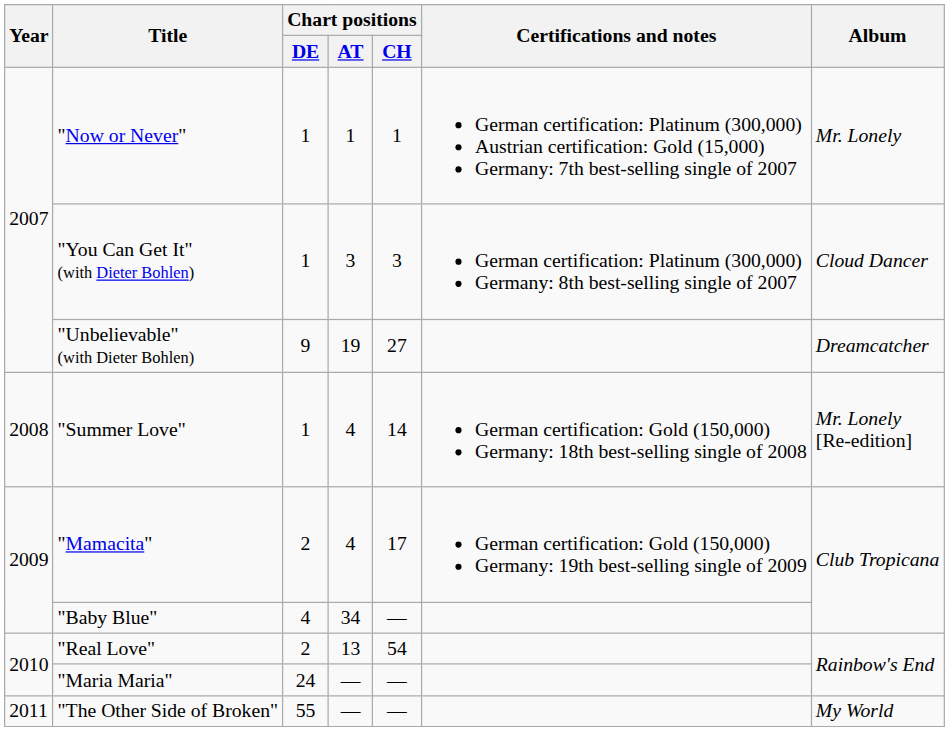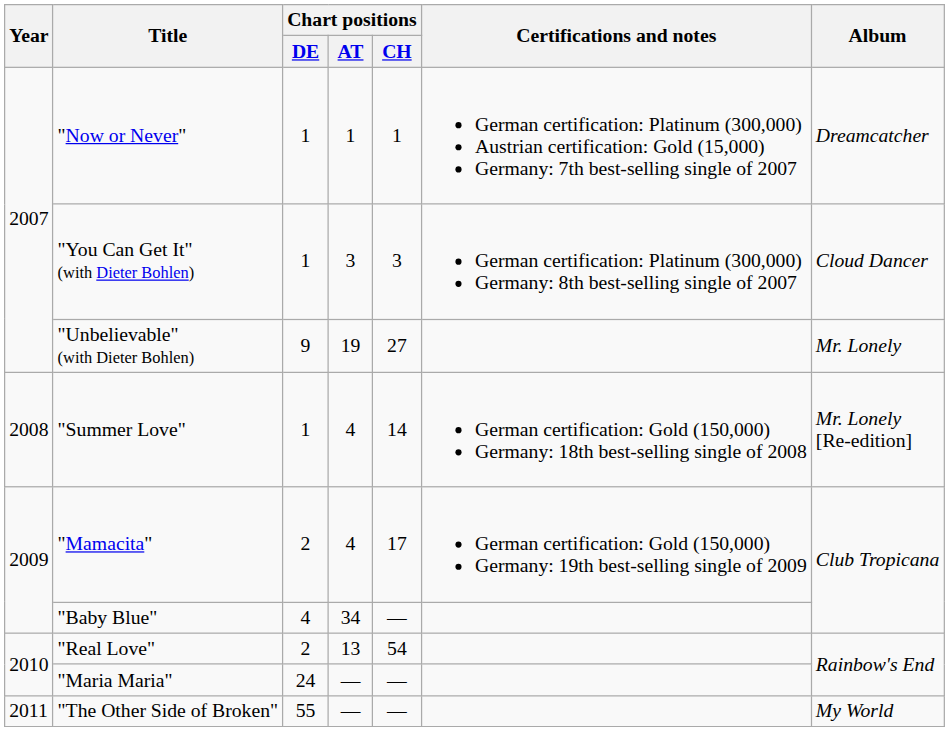(858, 135) Mr. Lonely -> (872, 135) Dreamcatcher
(872, 345) Dreamcatcher -> (858, 345) Mr. Lonely
